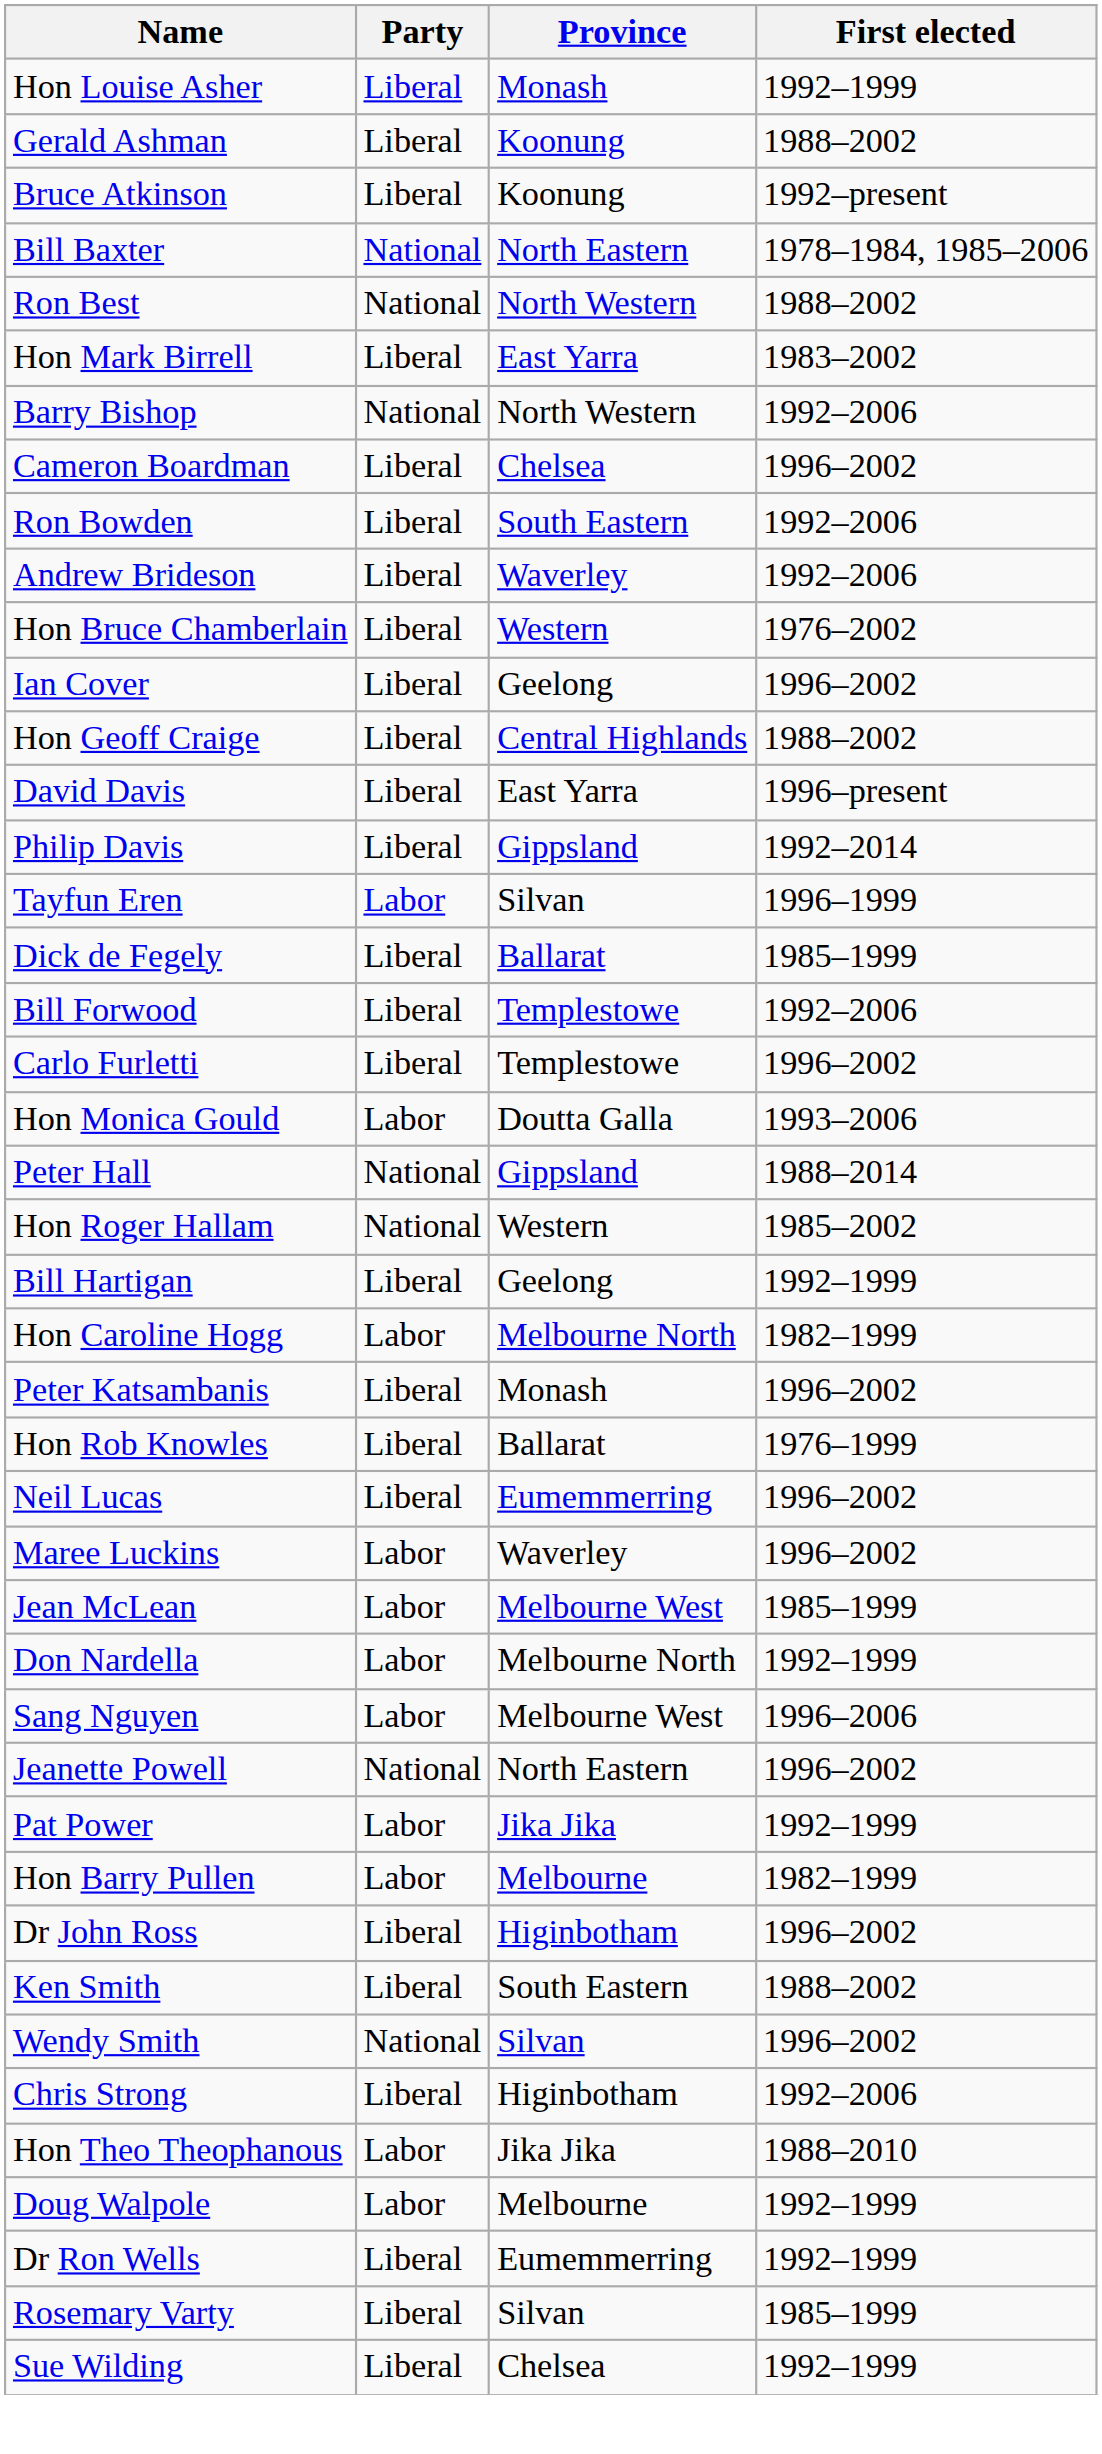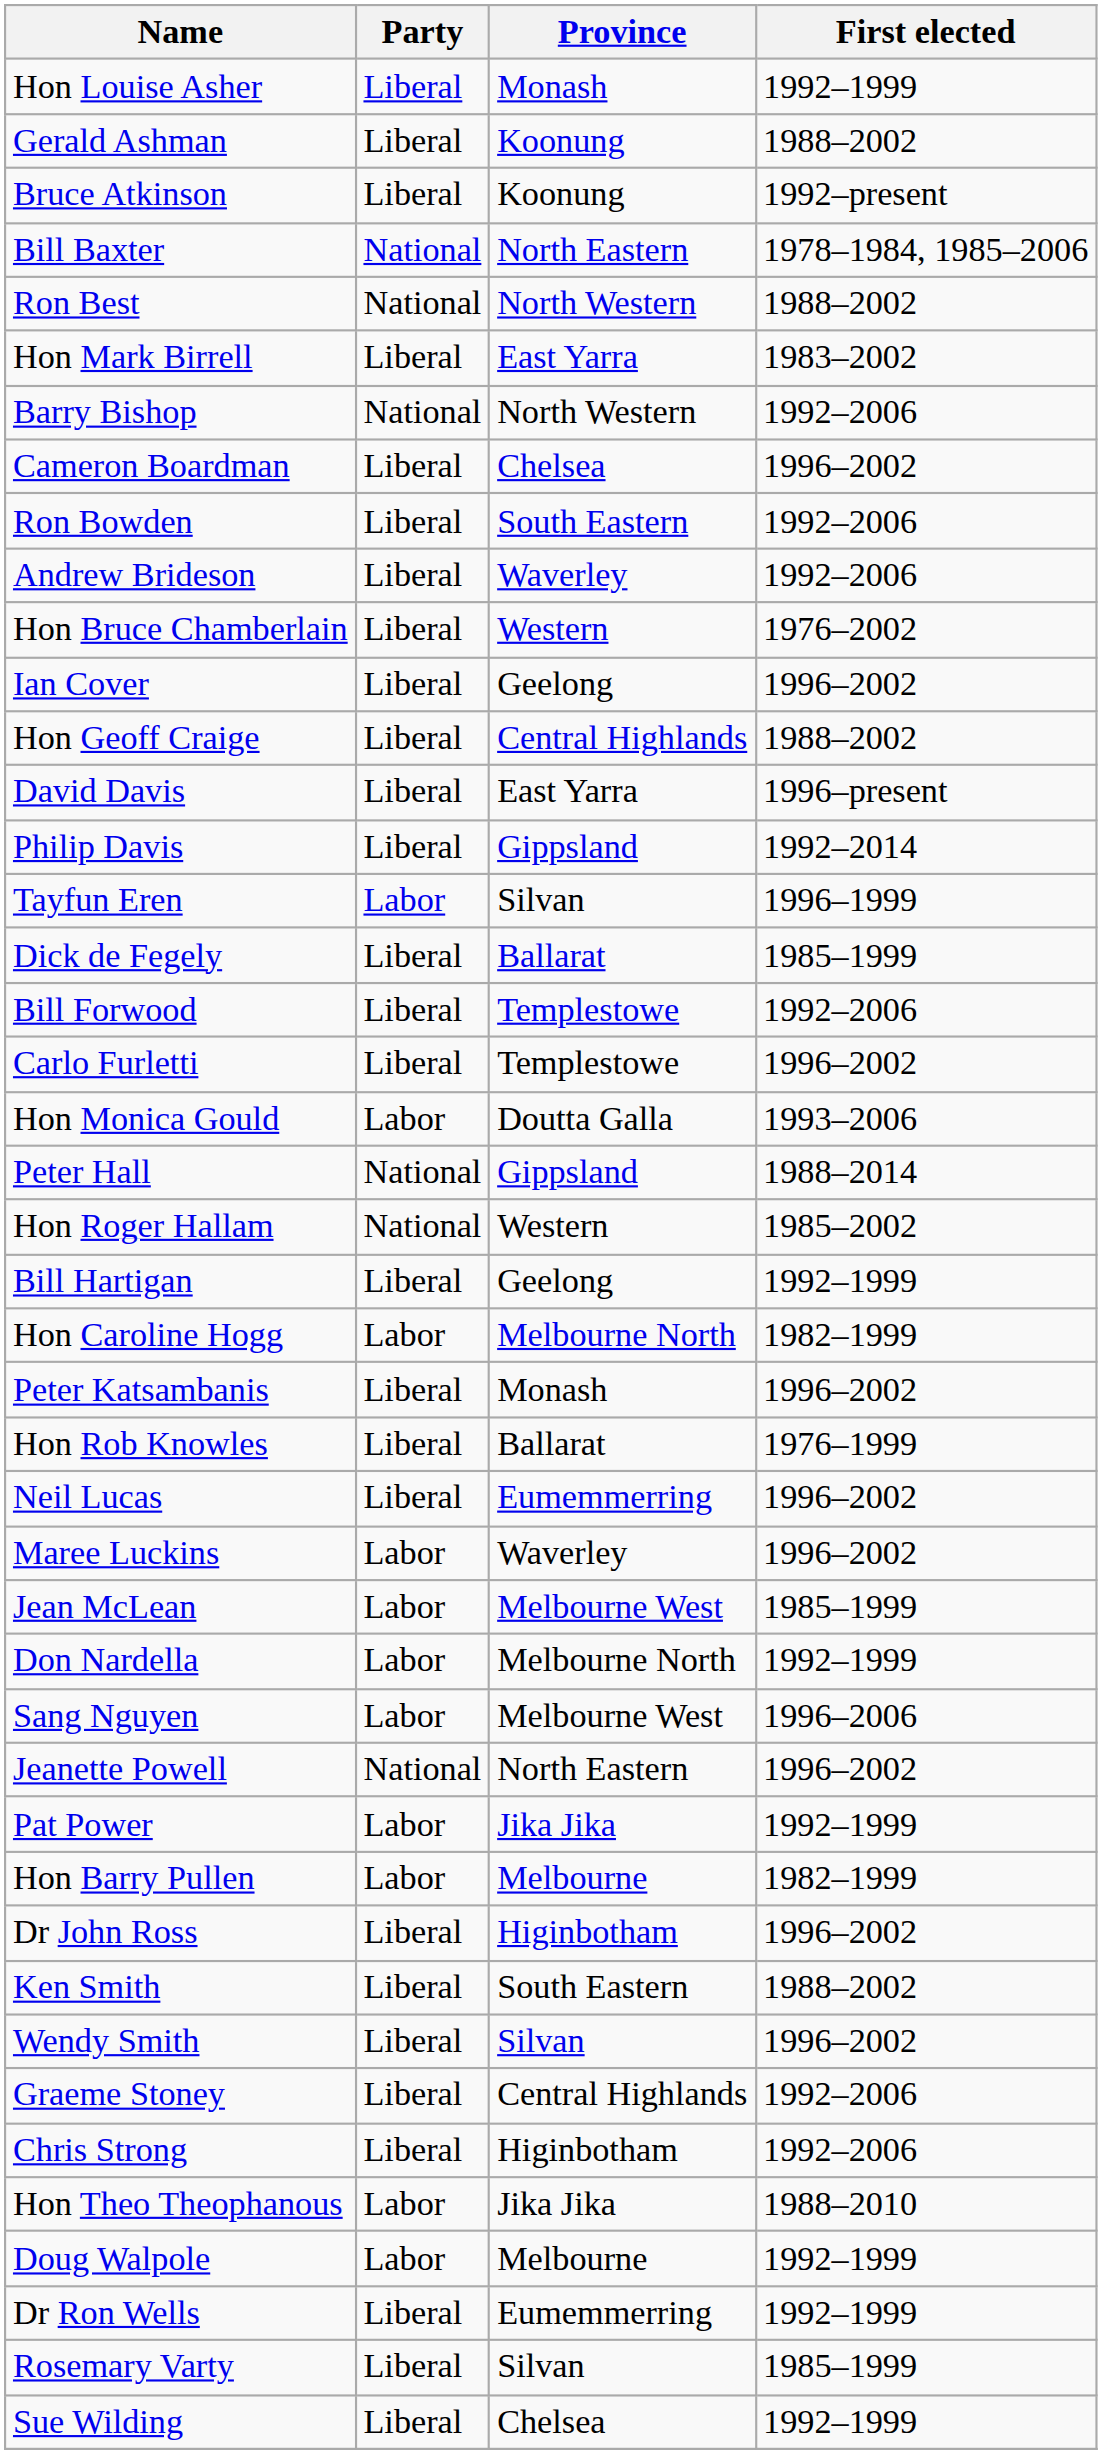(422, 2040) National -> (413, 2040) Liberal
+ row: (119, 2095)
